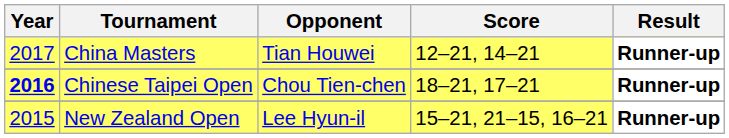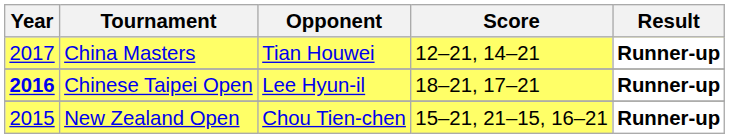(334, 85) Chou Tien-chen -> (314, 85) Lee Hyun-il
(314, 118) Lee Hyun-il -> (334, 118) Chou Tien-chen
